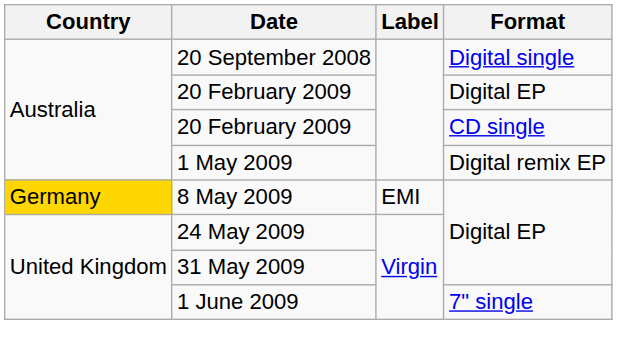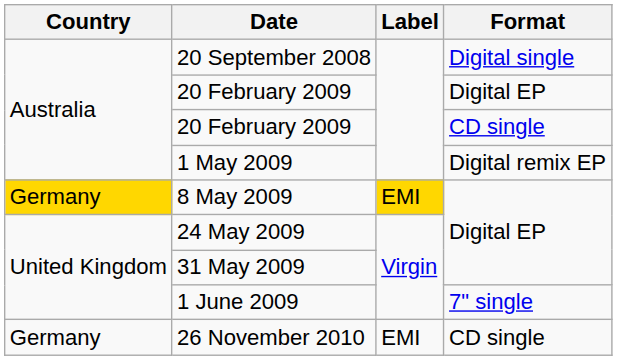(401, 197) no background -> (401, 197) gold background
+ row: (271, 337)
